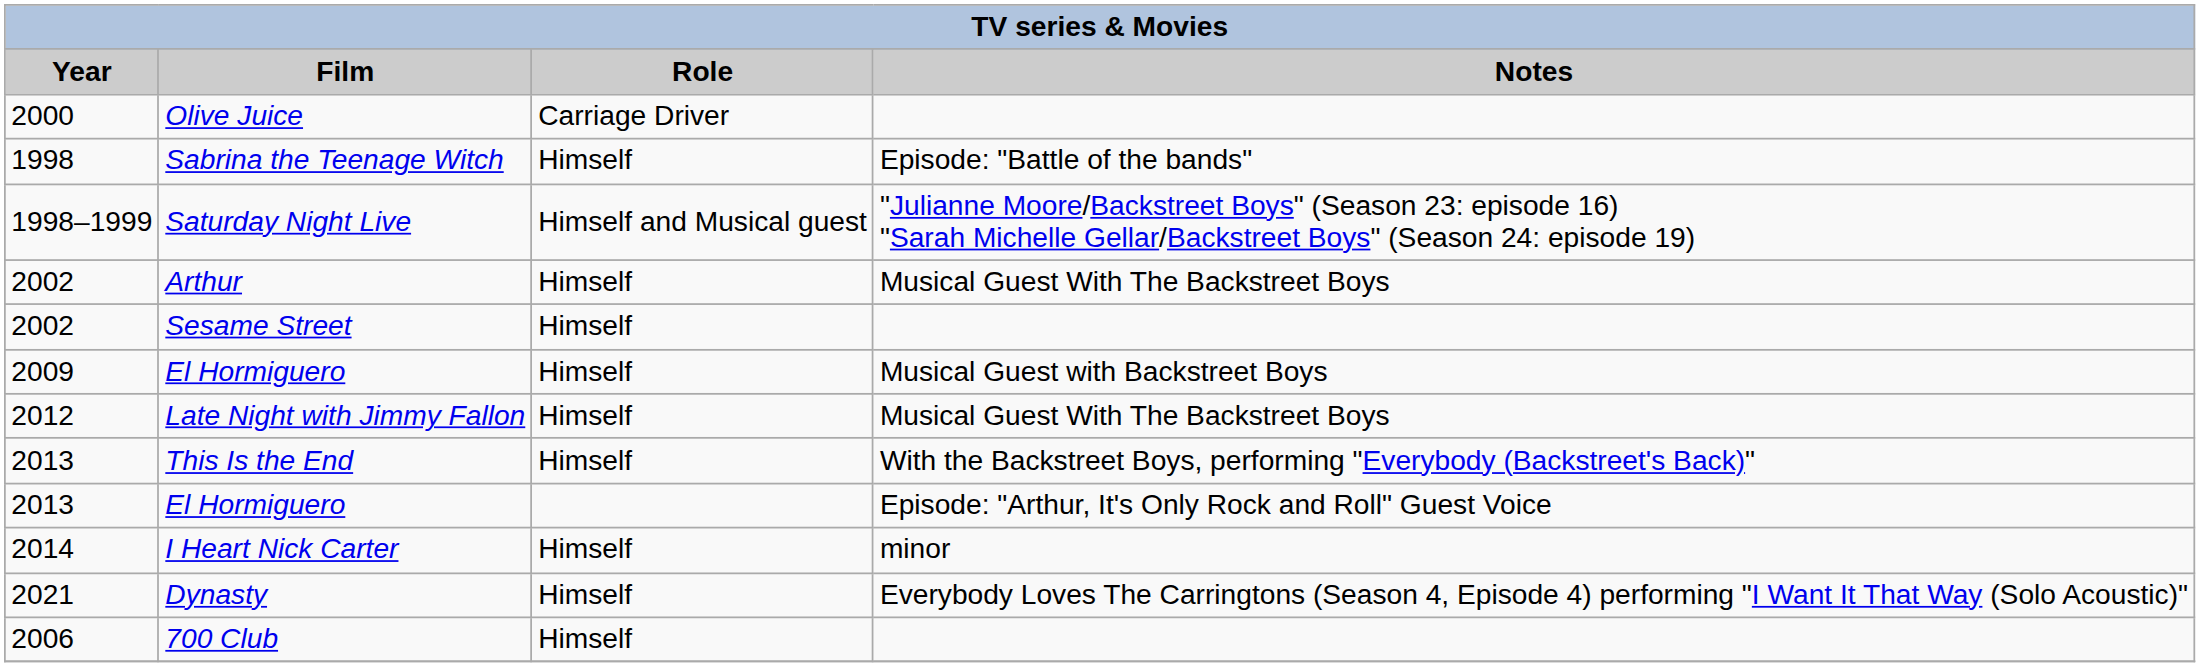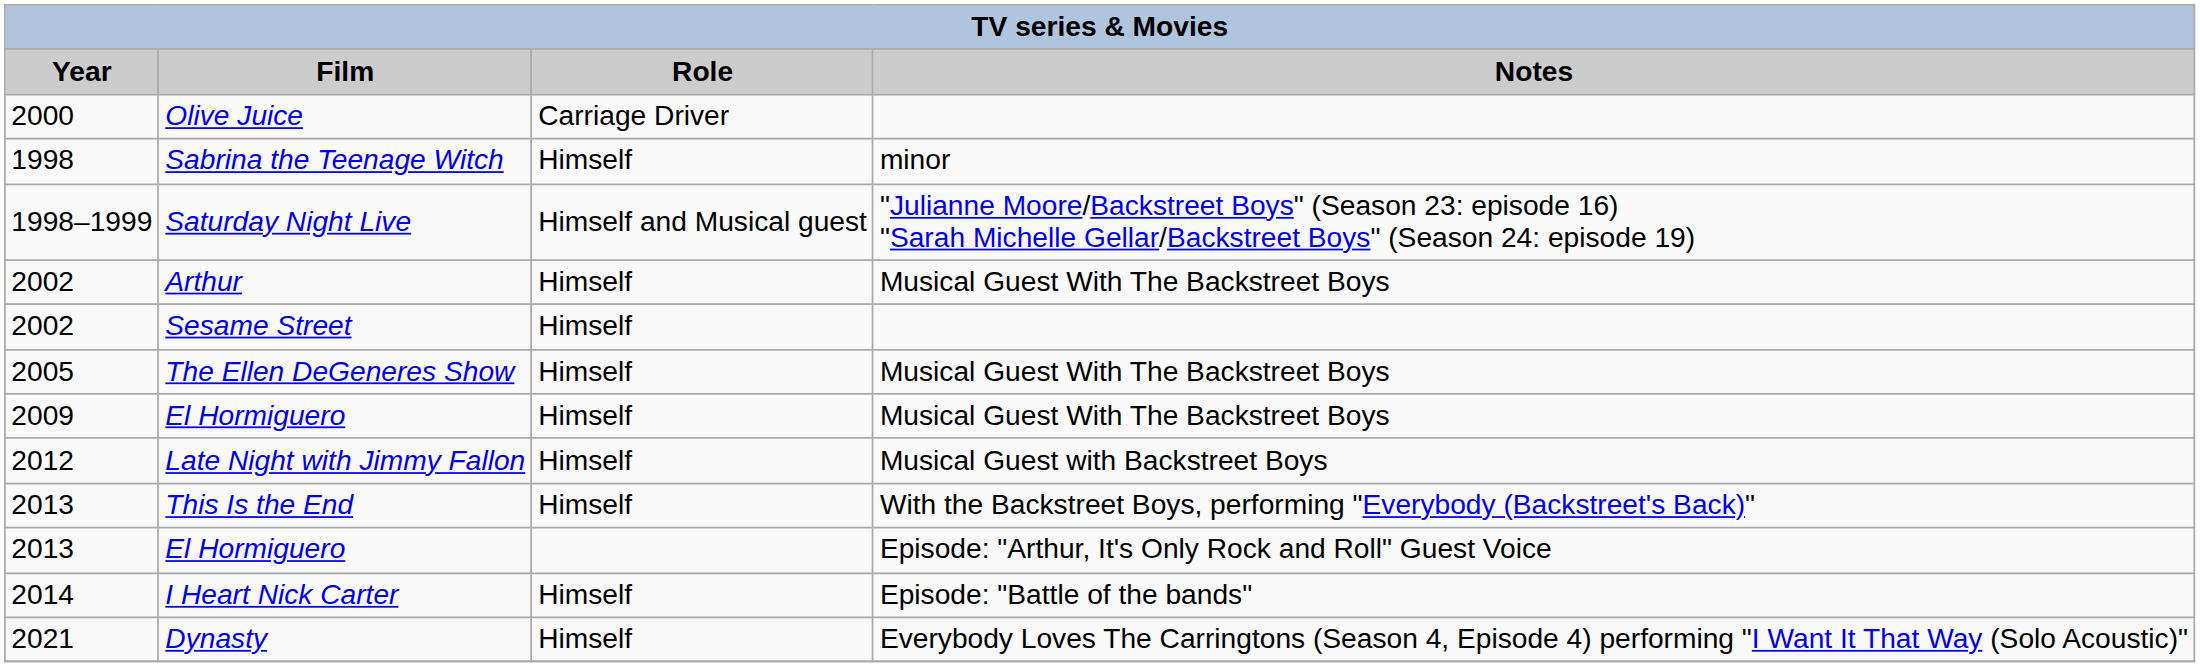(1066, 160) Episode: "Battle of the bands" -> (915, 160) minor
+ row: (43, 371)
(1104, 371) Musical Guest with Backstreet Boys -> (1135, 415) Musical Guest With The Backstreet Boys
(1135, 415) Musical Guest With The Backstreet Boys -> (1104, 460) Musical Guest with Backstreet Boys
(915, 549) minor -> (1066, 594) Episode: "Battle of the bands"
- row: (43, 639)
